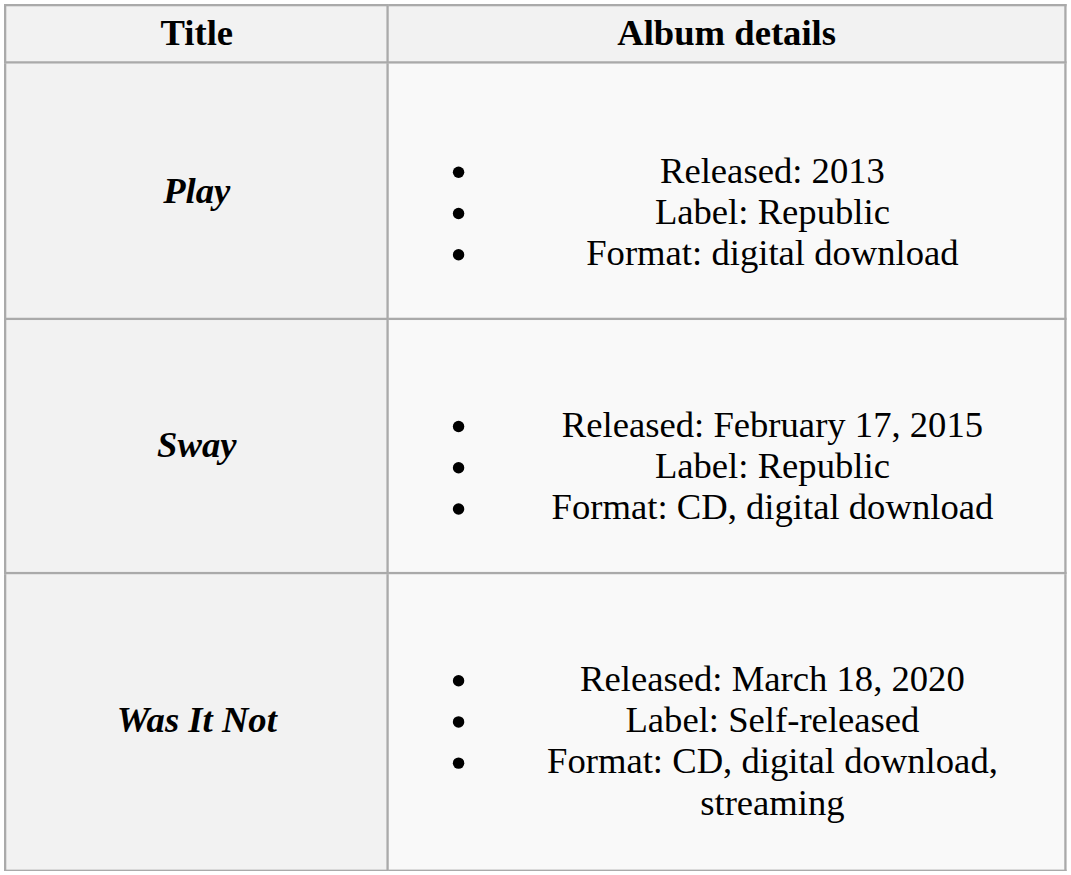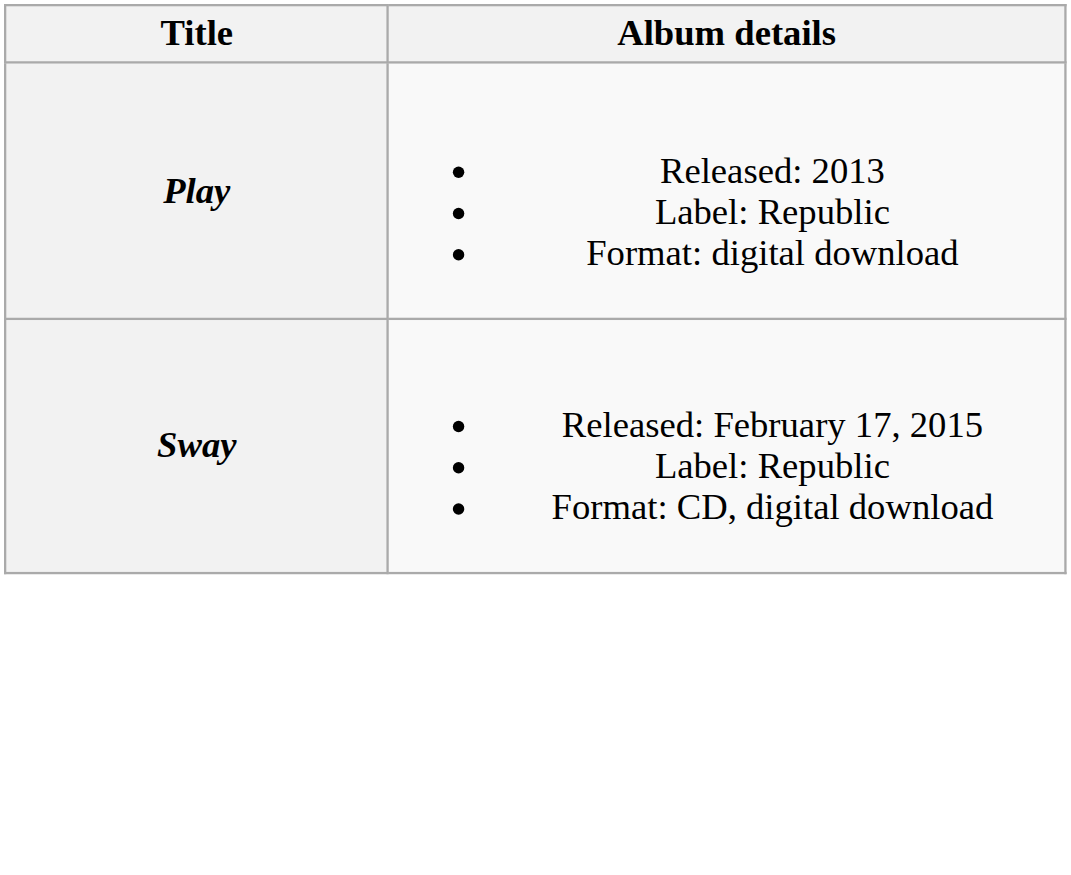- row: (197, 720)
